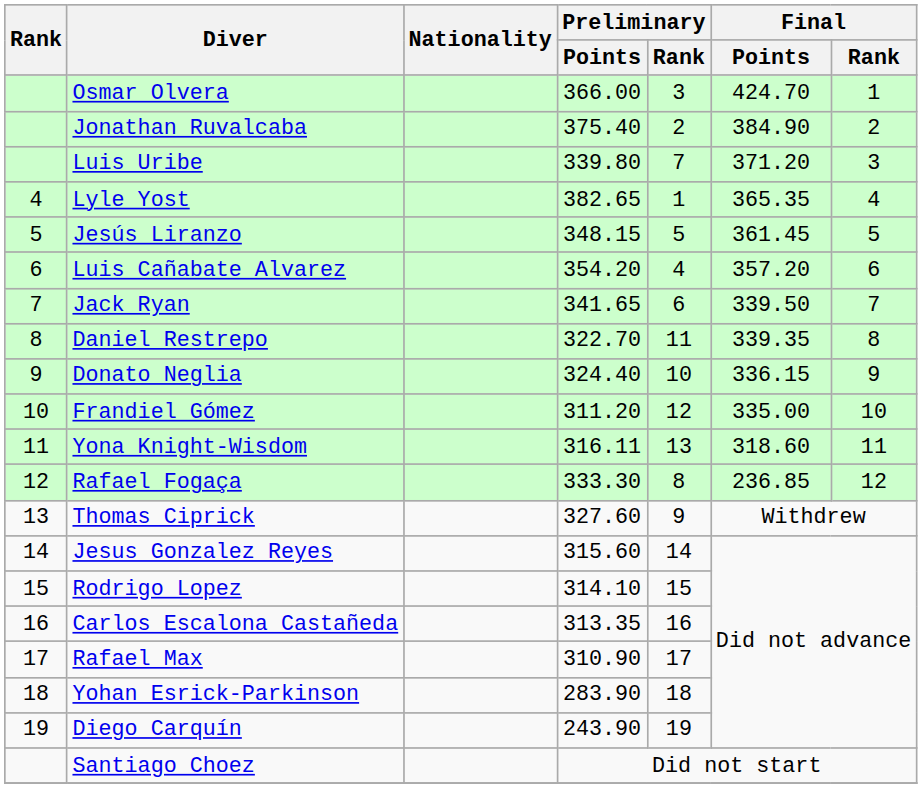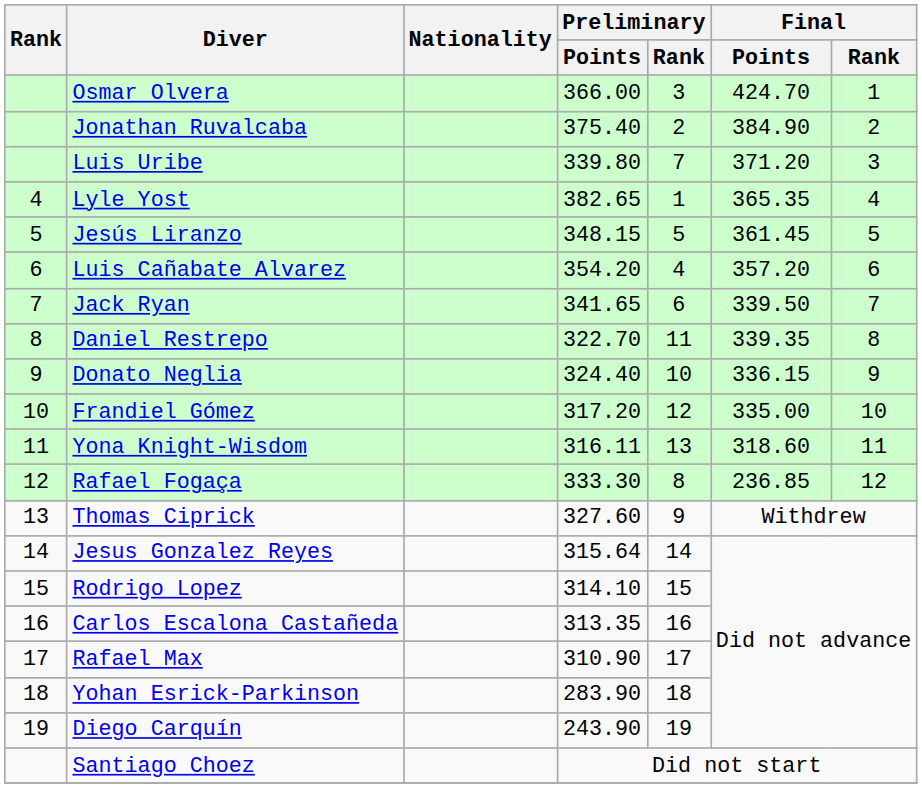(602, 412) 311.20 -> (602, 412) 317.20
(602, 553) 315.60 -> (602, 553) 315.64
